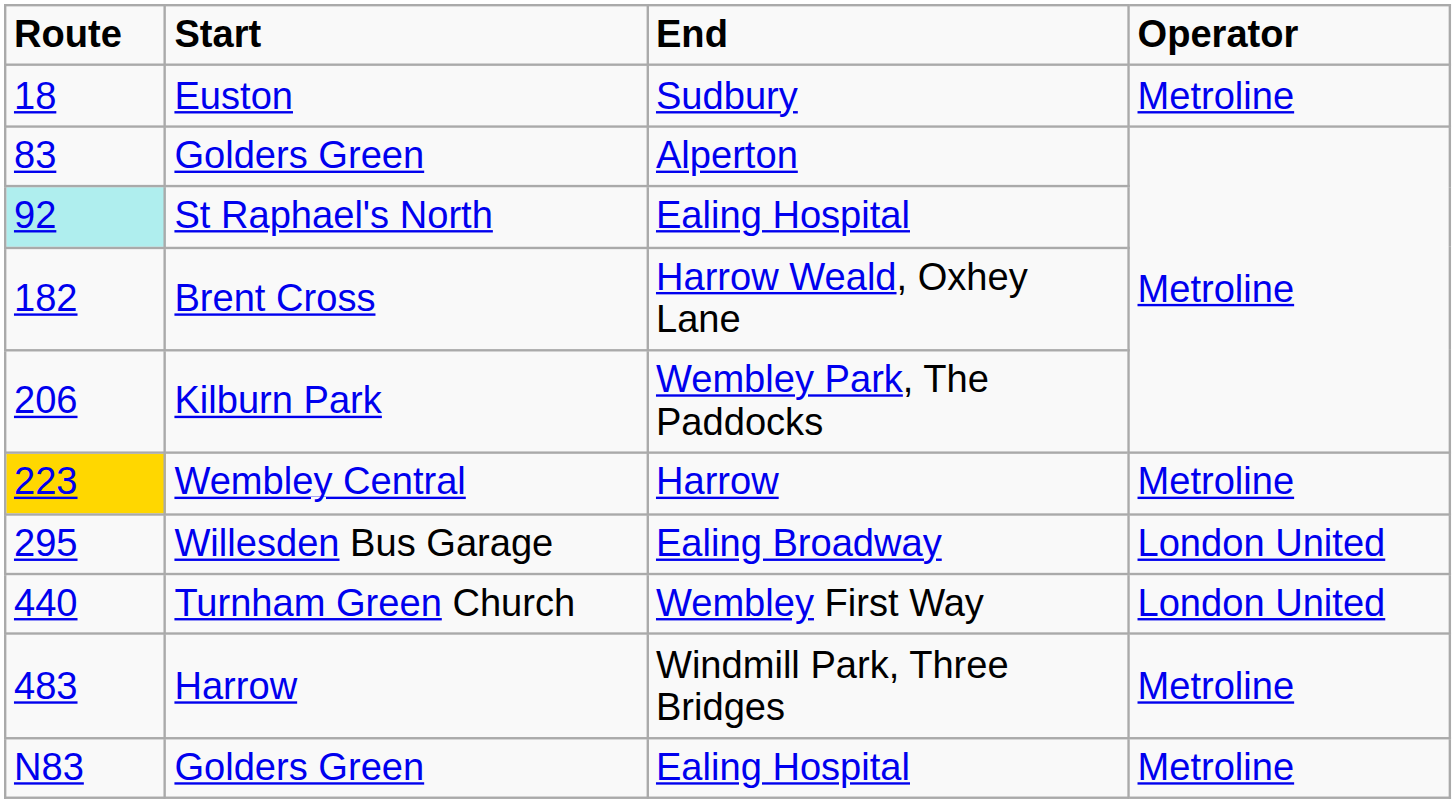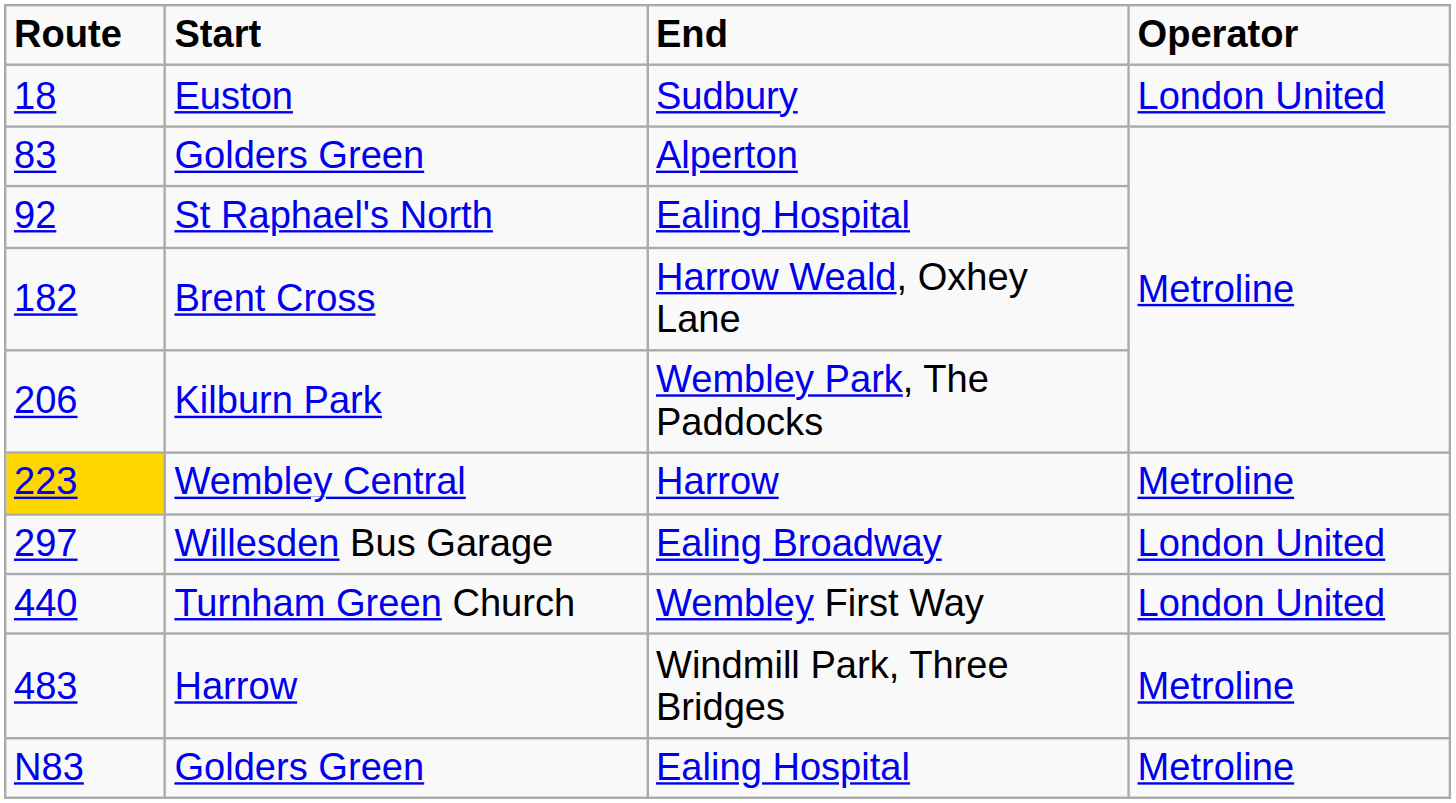(1216, 95) Metroline -> (1261, 95) London United
(35, 215) paleturquoise background -> (35, 215) no background
(46, 543) 295 -> (46, 543) 297
